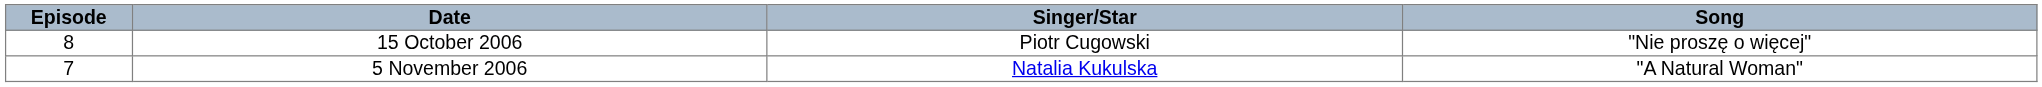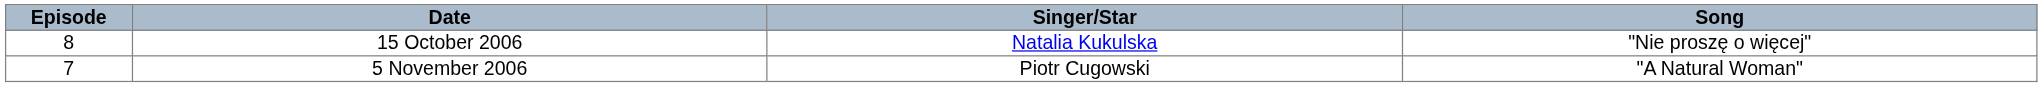(1085, 42) Piotr Cugowski -> (1085, 42) Natalia Kukulska
(1085, 68) Natalia Kukulska -> (1085, 68) Piotr Cugowski
